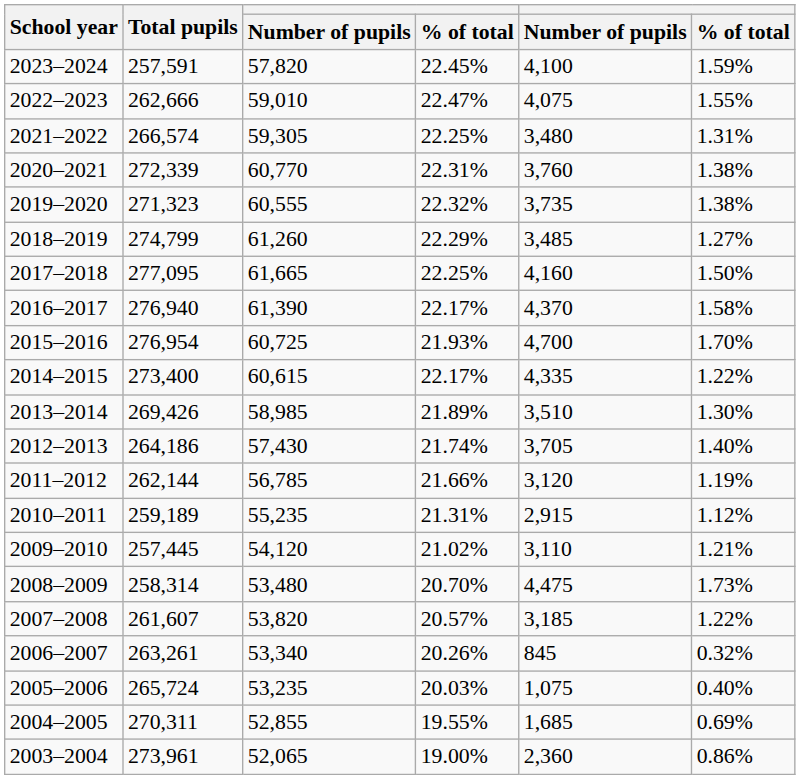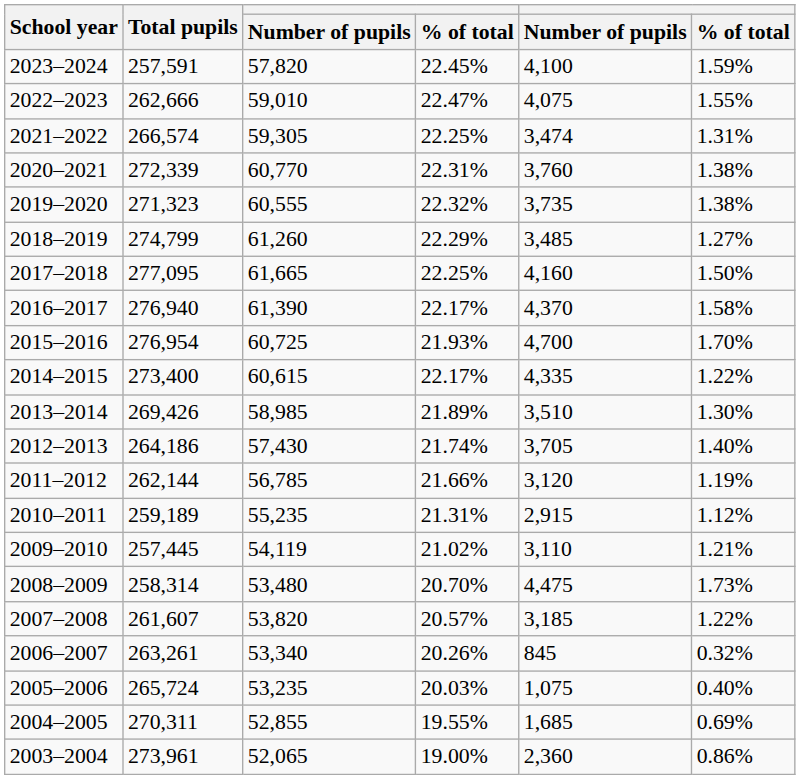(548, 135) 3,480 -> (548, 135) 3,474
(278, 549) 54,120 -> (277, 549) 54,119
